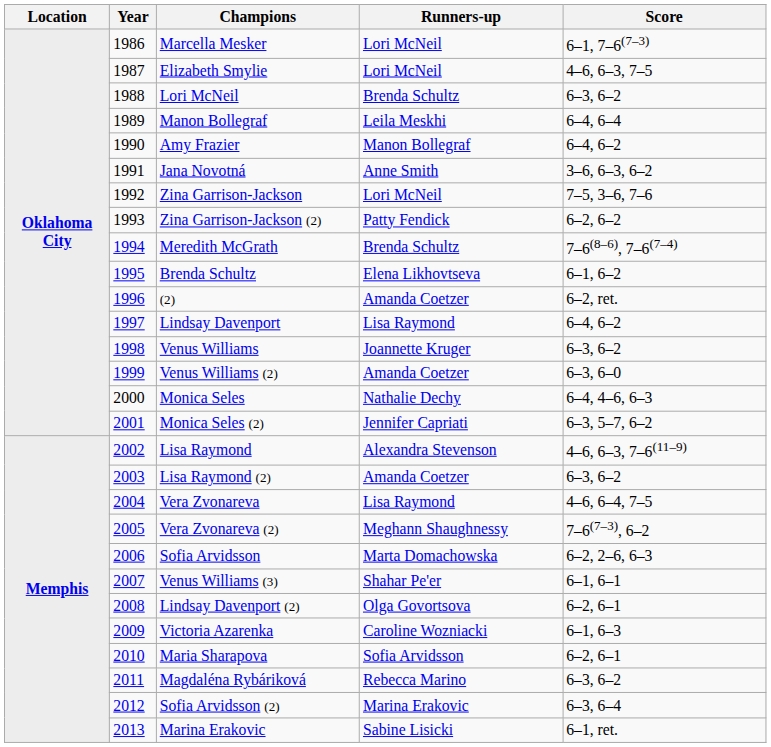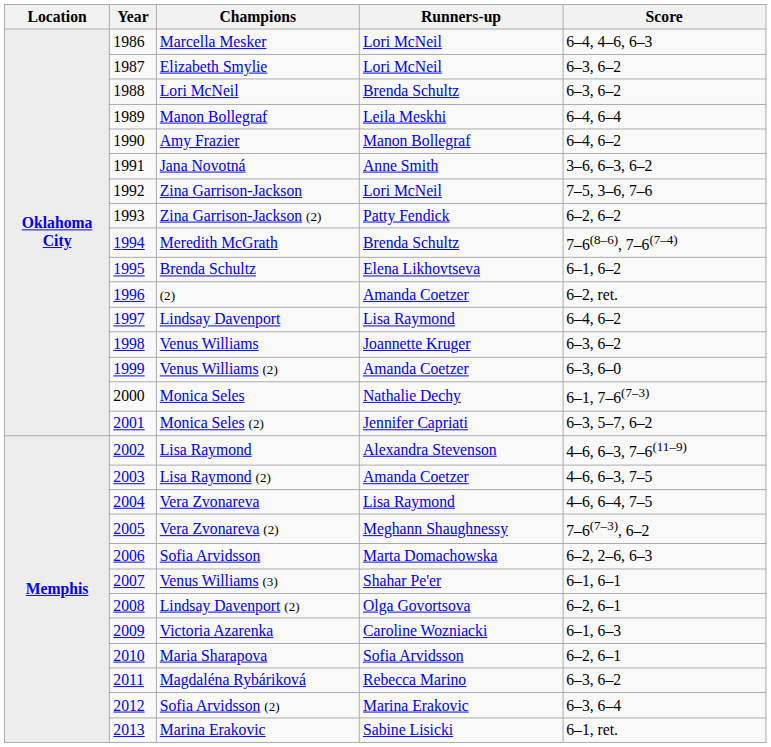(608, 43) 6–1, 7–6(7–3) -> (609, 41) 6–4, 4–6, 6–3
(609, 70) 4–6, 6–3, 7–5 -> (594, 66) 6–3, 6–2
(609, 398) 6–4, 4–6, 6–3 -> (608, 396) 6–1, 7–6(7–3)
(594, 477) 6–3, 6–2 -> (609, 477) 4–6, 6–3, 7–5
